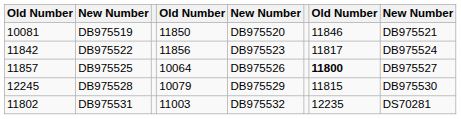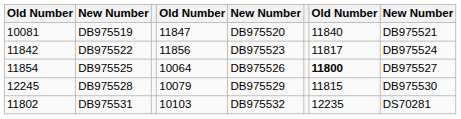(175, 31) 11850 -> (175, 31) 11847
(327, 31) 11846 -> (327, 31) 11840
(23, 68) 11857 -> (23, 68) 11854
(175, 104) 11003 -> (175, 104) 10103
